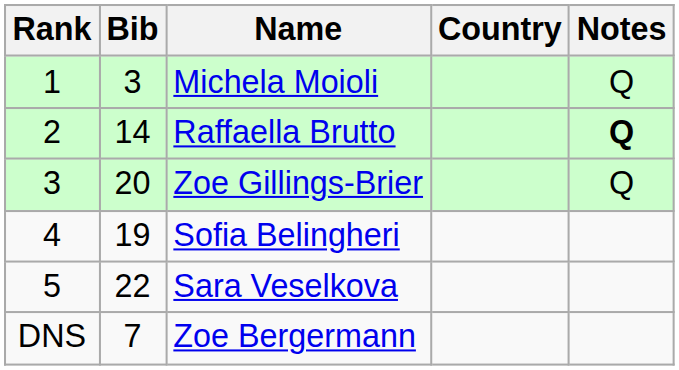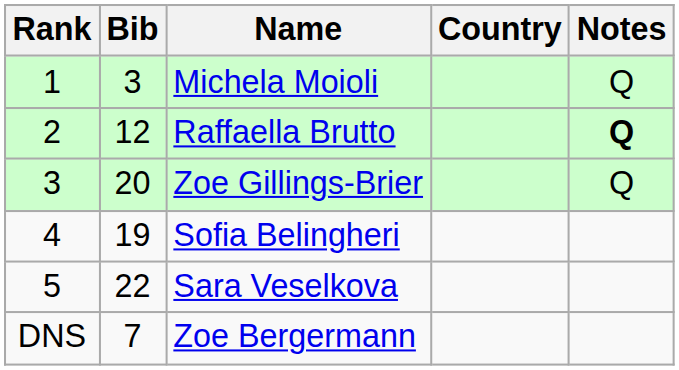(132, 132) 14 -> (132, 132) 12
